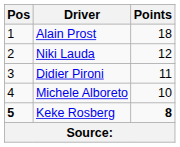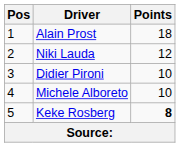(165, 74) 11 -> (165, 74) 10
(11, 113) bold -> (11, 113) normal
